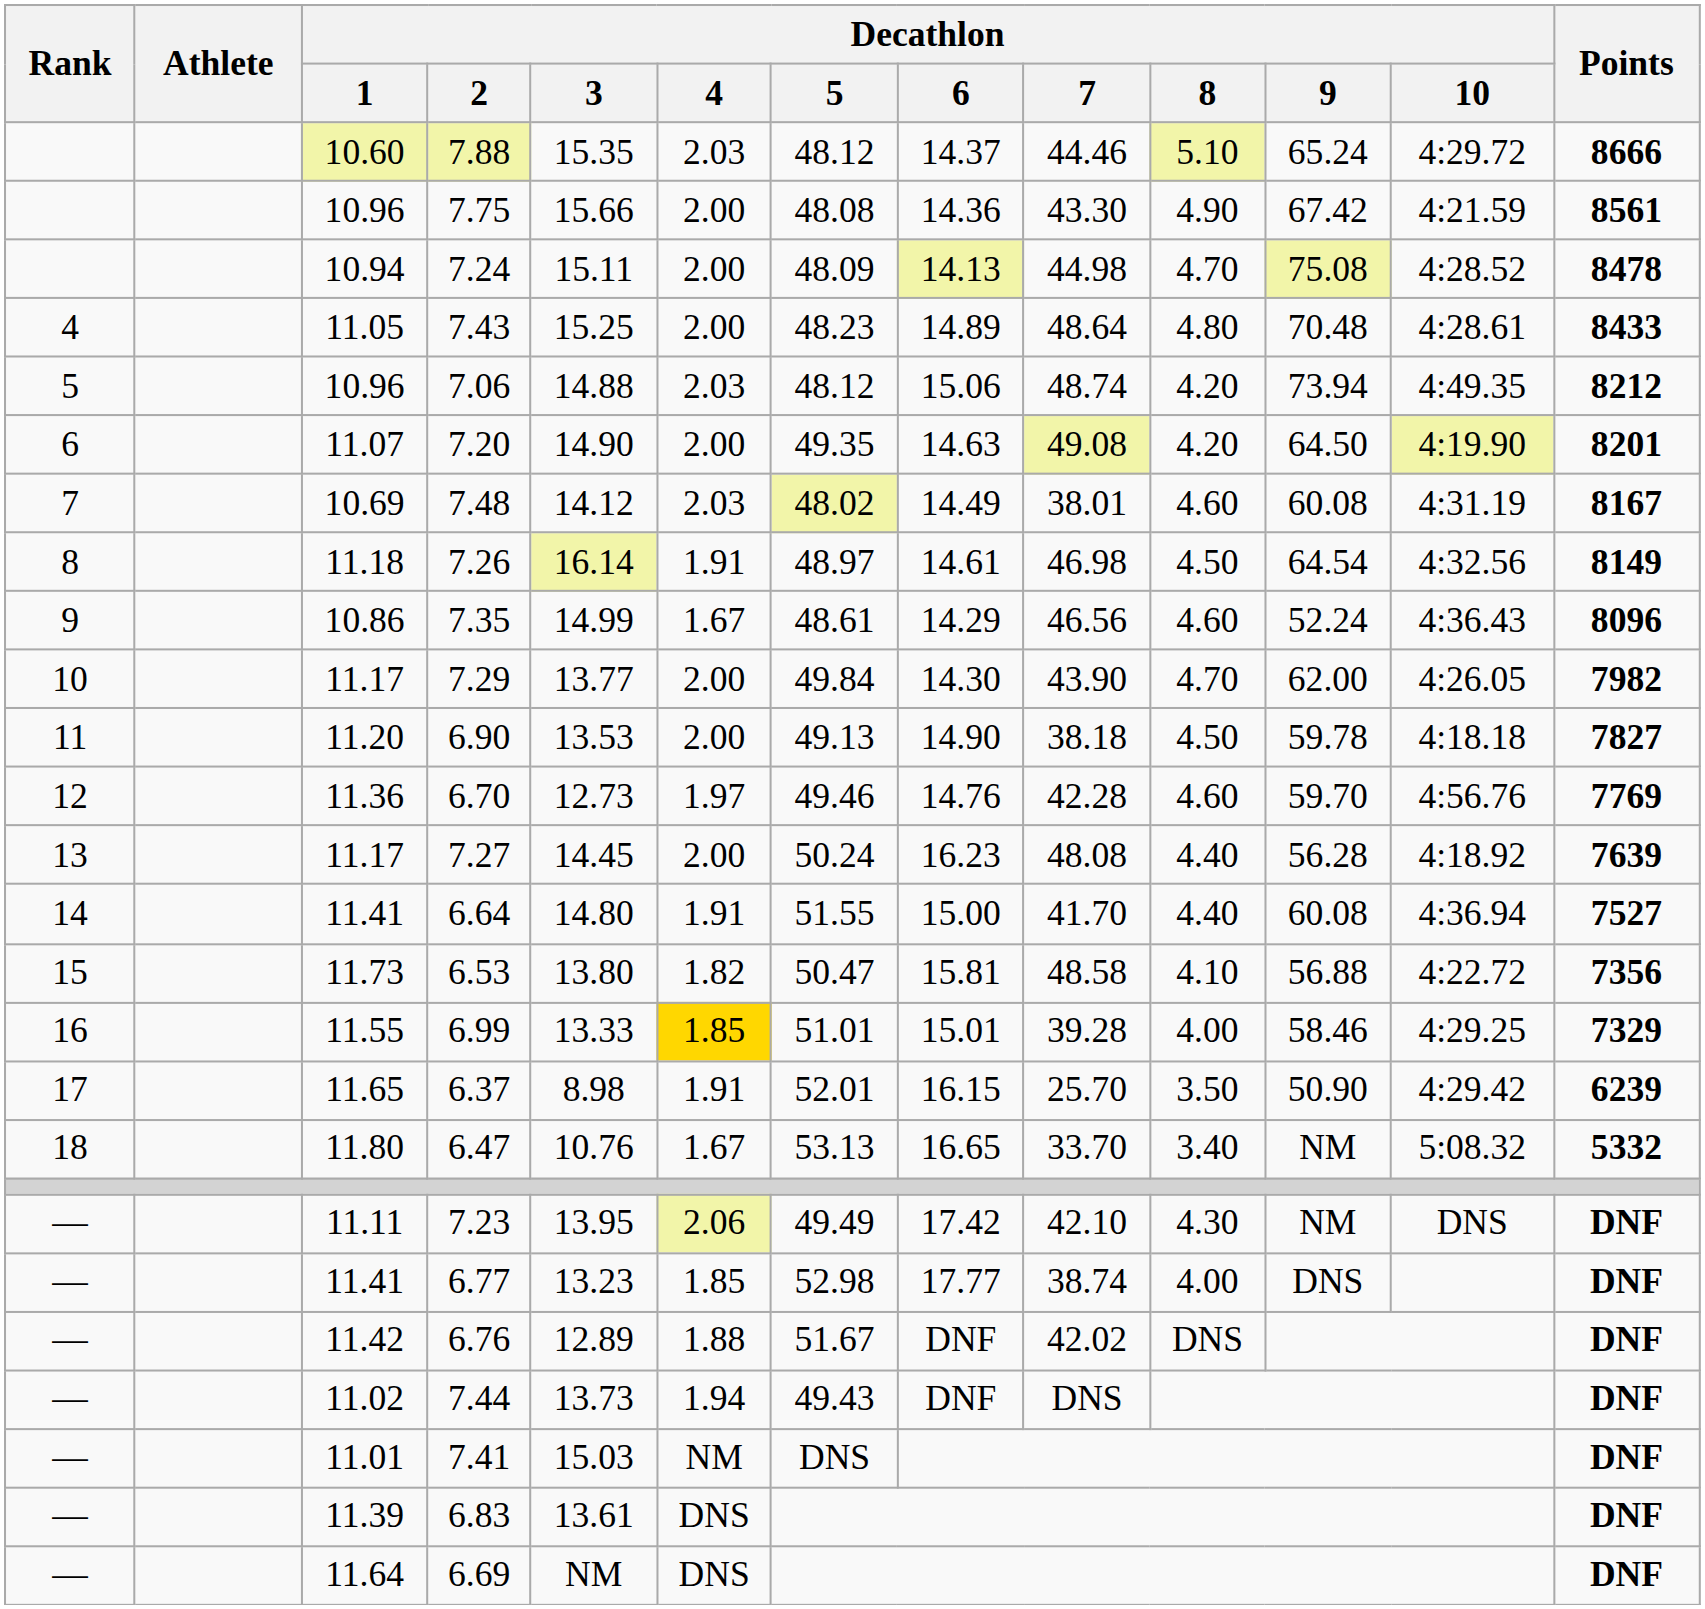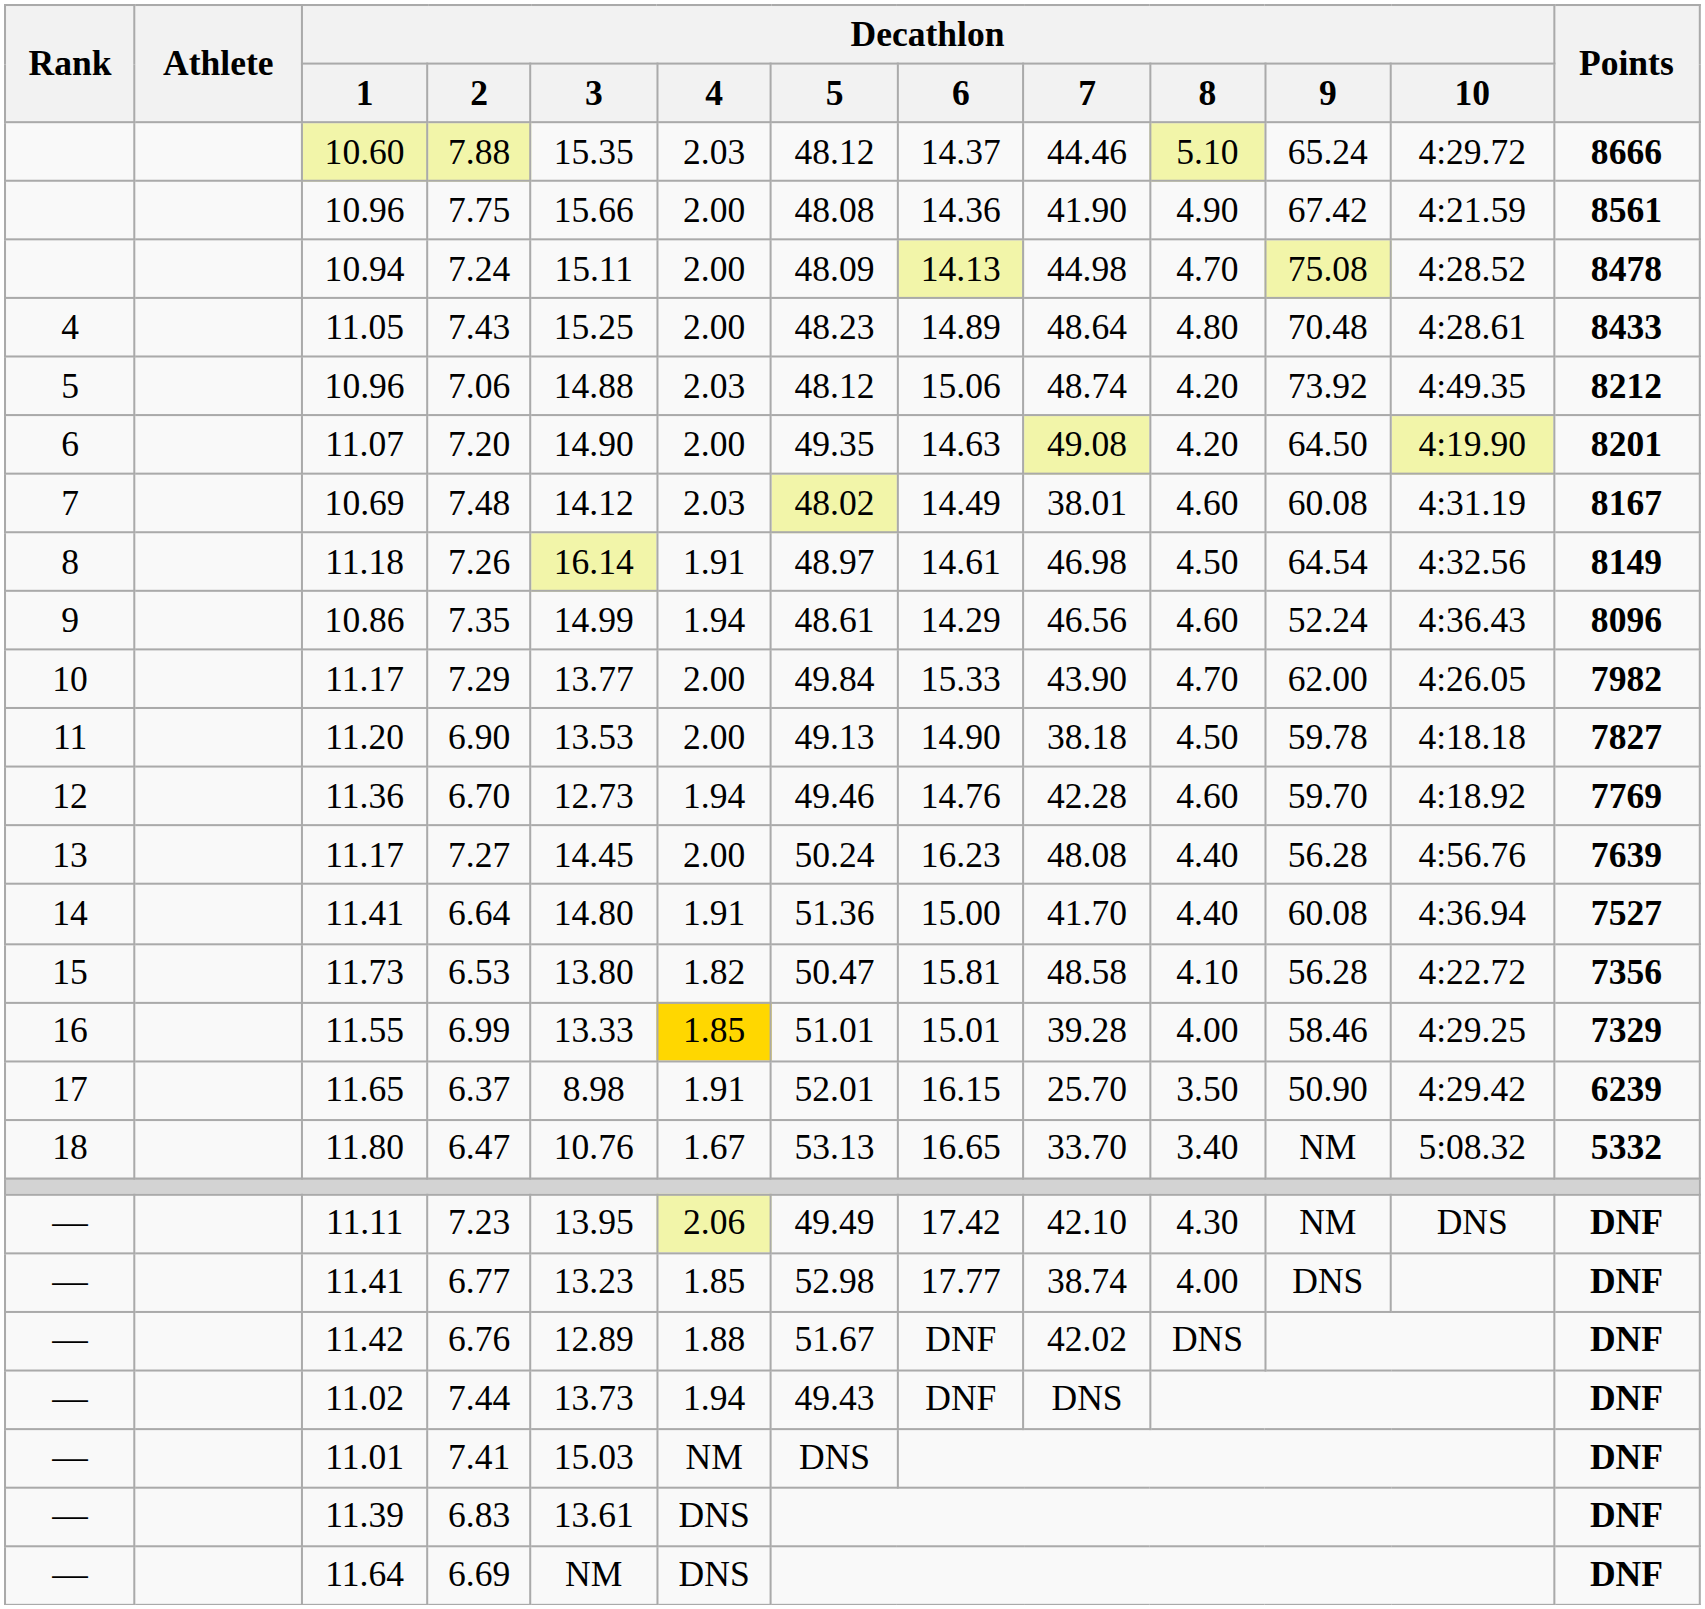(1087, 209) 43.30 -> (1087, 209) 41.90
(1328, 385) 73.94 -> (1328, 385) 73.92
(714, 619) 1.67 -> (714, 619) 1.94
(961, 678) 14.30 -> (961, 678) 15.33
(714, 795) 1.97 -> (714, 795) 1.94
(1472, 795) 4:56.76 -> (1472, 795) 4:18.92
(1472, 854) 4:18.92 -> (1472, 854) 4:56.76
(835, 913) 51.55 -> (835, 913) 51.36
(1328, 971) 56.88 -> (1328, 971) 56.28
